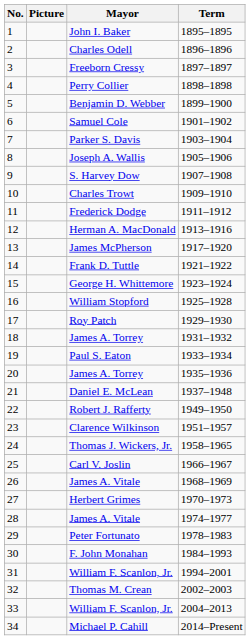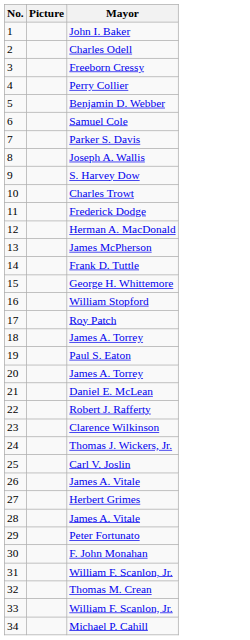- column: (212, 13)
